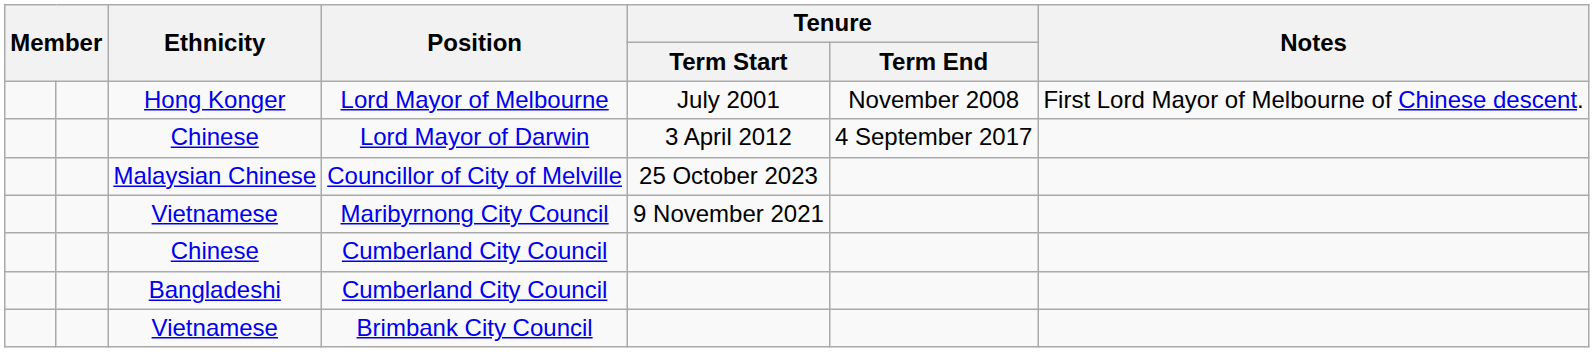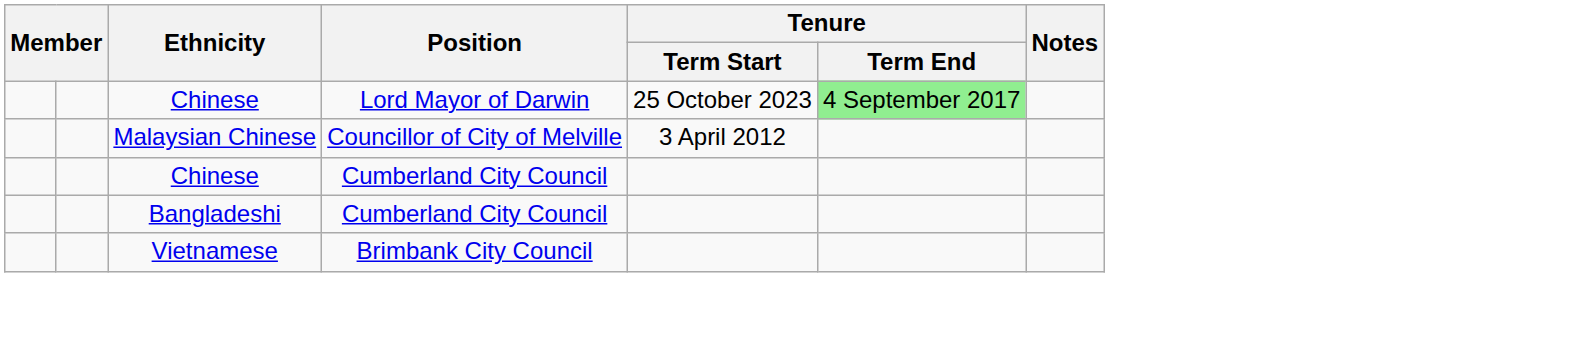- row: (215, 99)
(728, 137) 3 April 2012 -> (722, 99) 25 October 2023
(934, 137) no background -> (922, 99) lightgreen background
(728, 175) 25 October 2023 -> (722, 137) 3 April 2012
- row: (215, 213)
